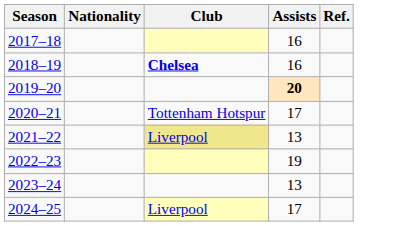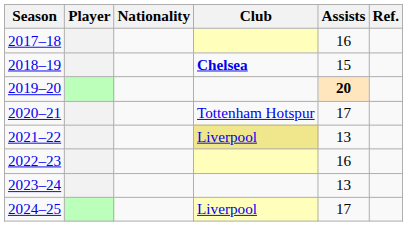+ column: (89, 16)
(294, 64) 16 -> (344, 64) 15
(294, 161) 19 -> (344, 161) 16
